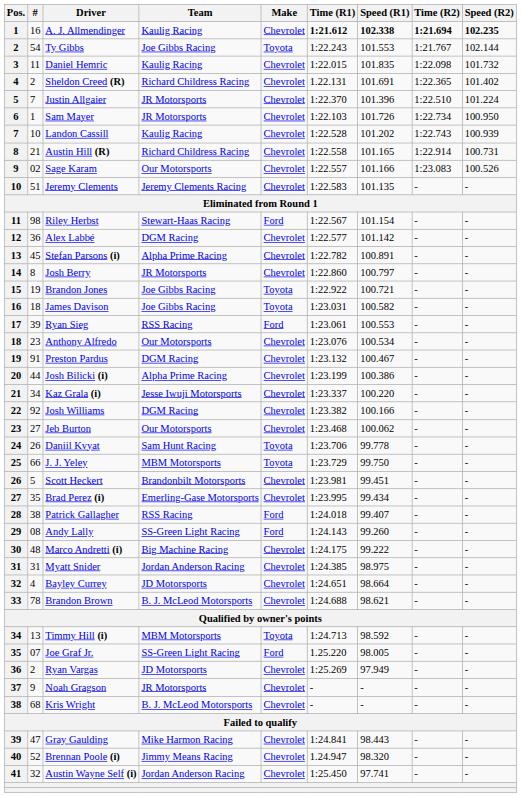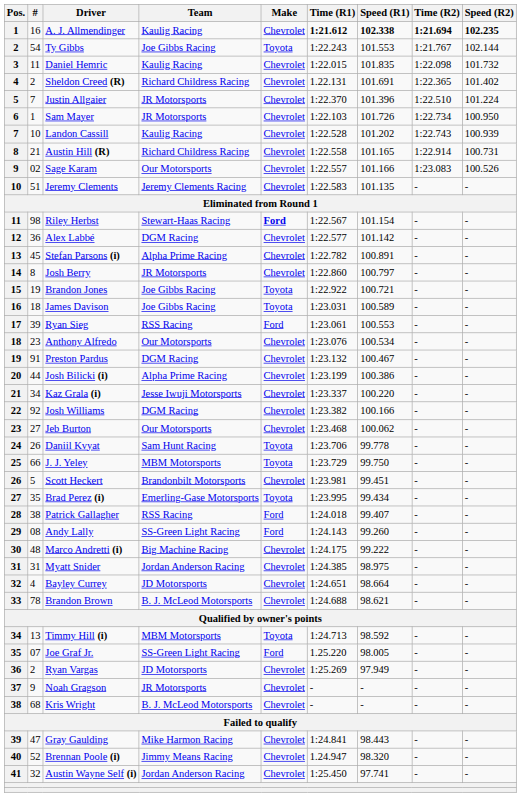(274, 220) normal -> (275, 220) bold
(377, 307) 100.582 -> (377, 307) 100.589
(284, 497) Chevrolet -> (278, 497) Toyota
